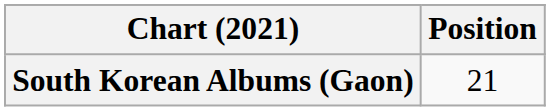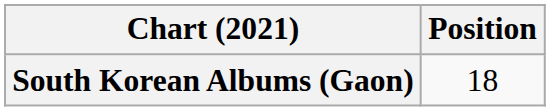(482, 79) 21 -> (482, 79) 18
